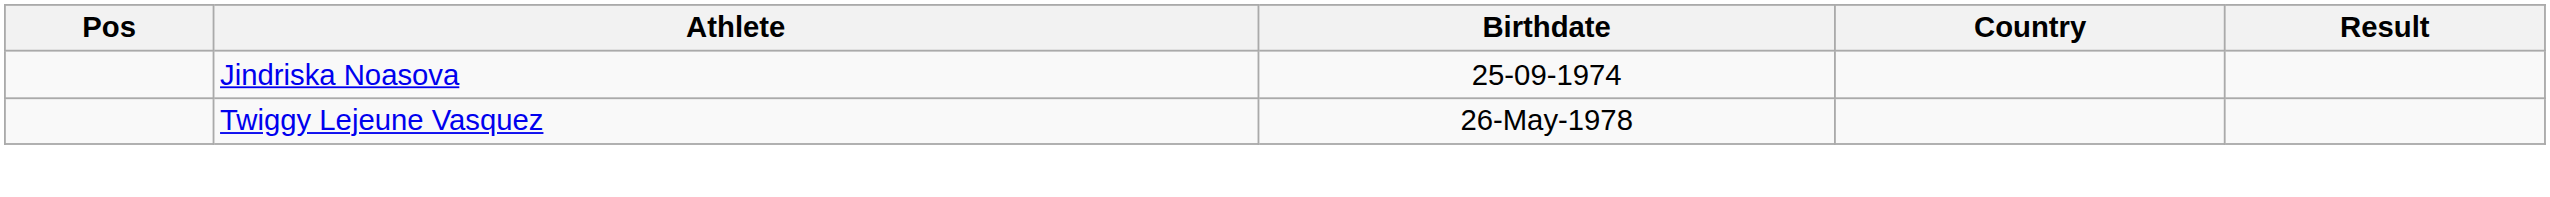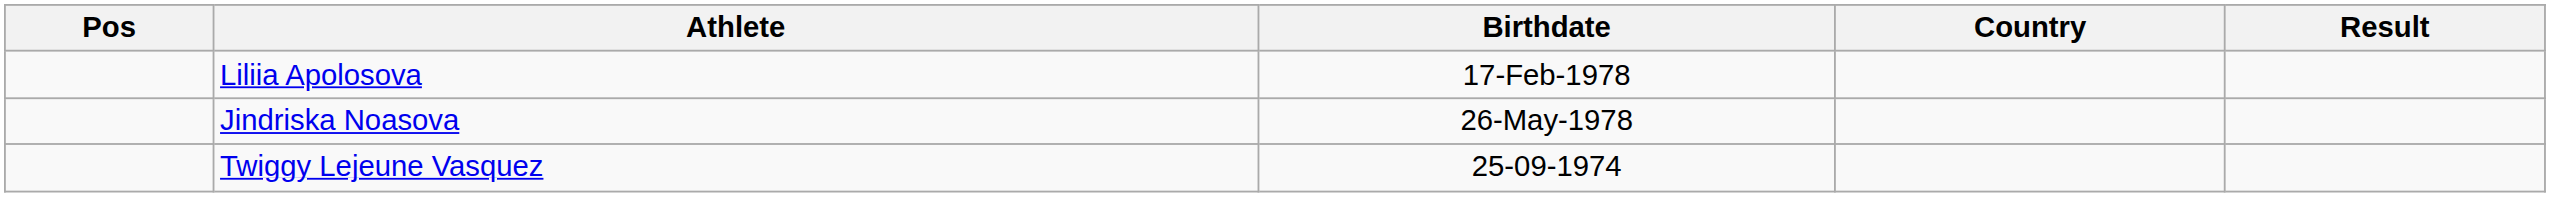+ row: (321, 74)
(1547, 74) 25-09-1974 -> (1547, 120) 26-May-1978
(1547, 120) 26-May-1978 -> (1547, 167) 25-09-1974
